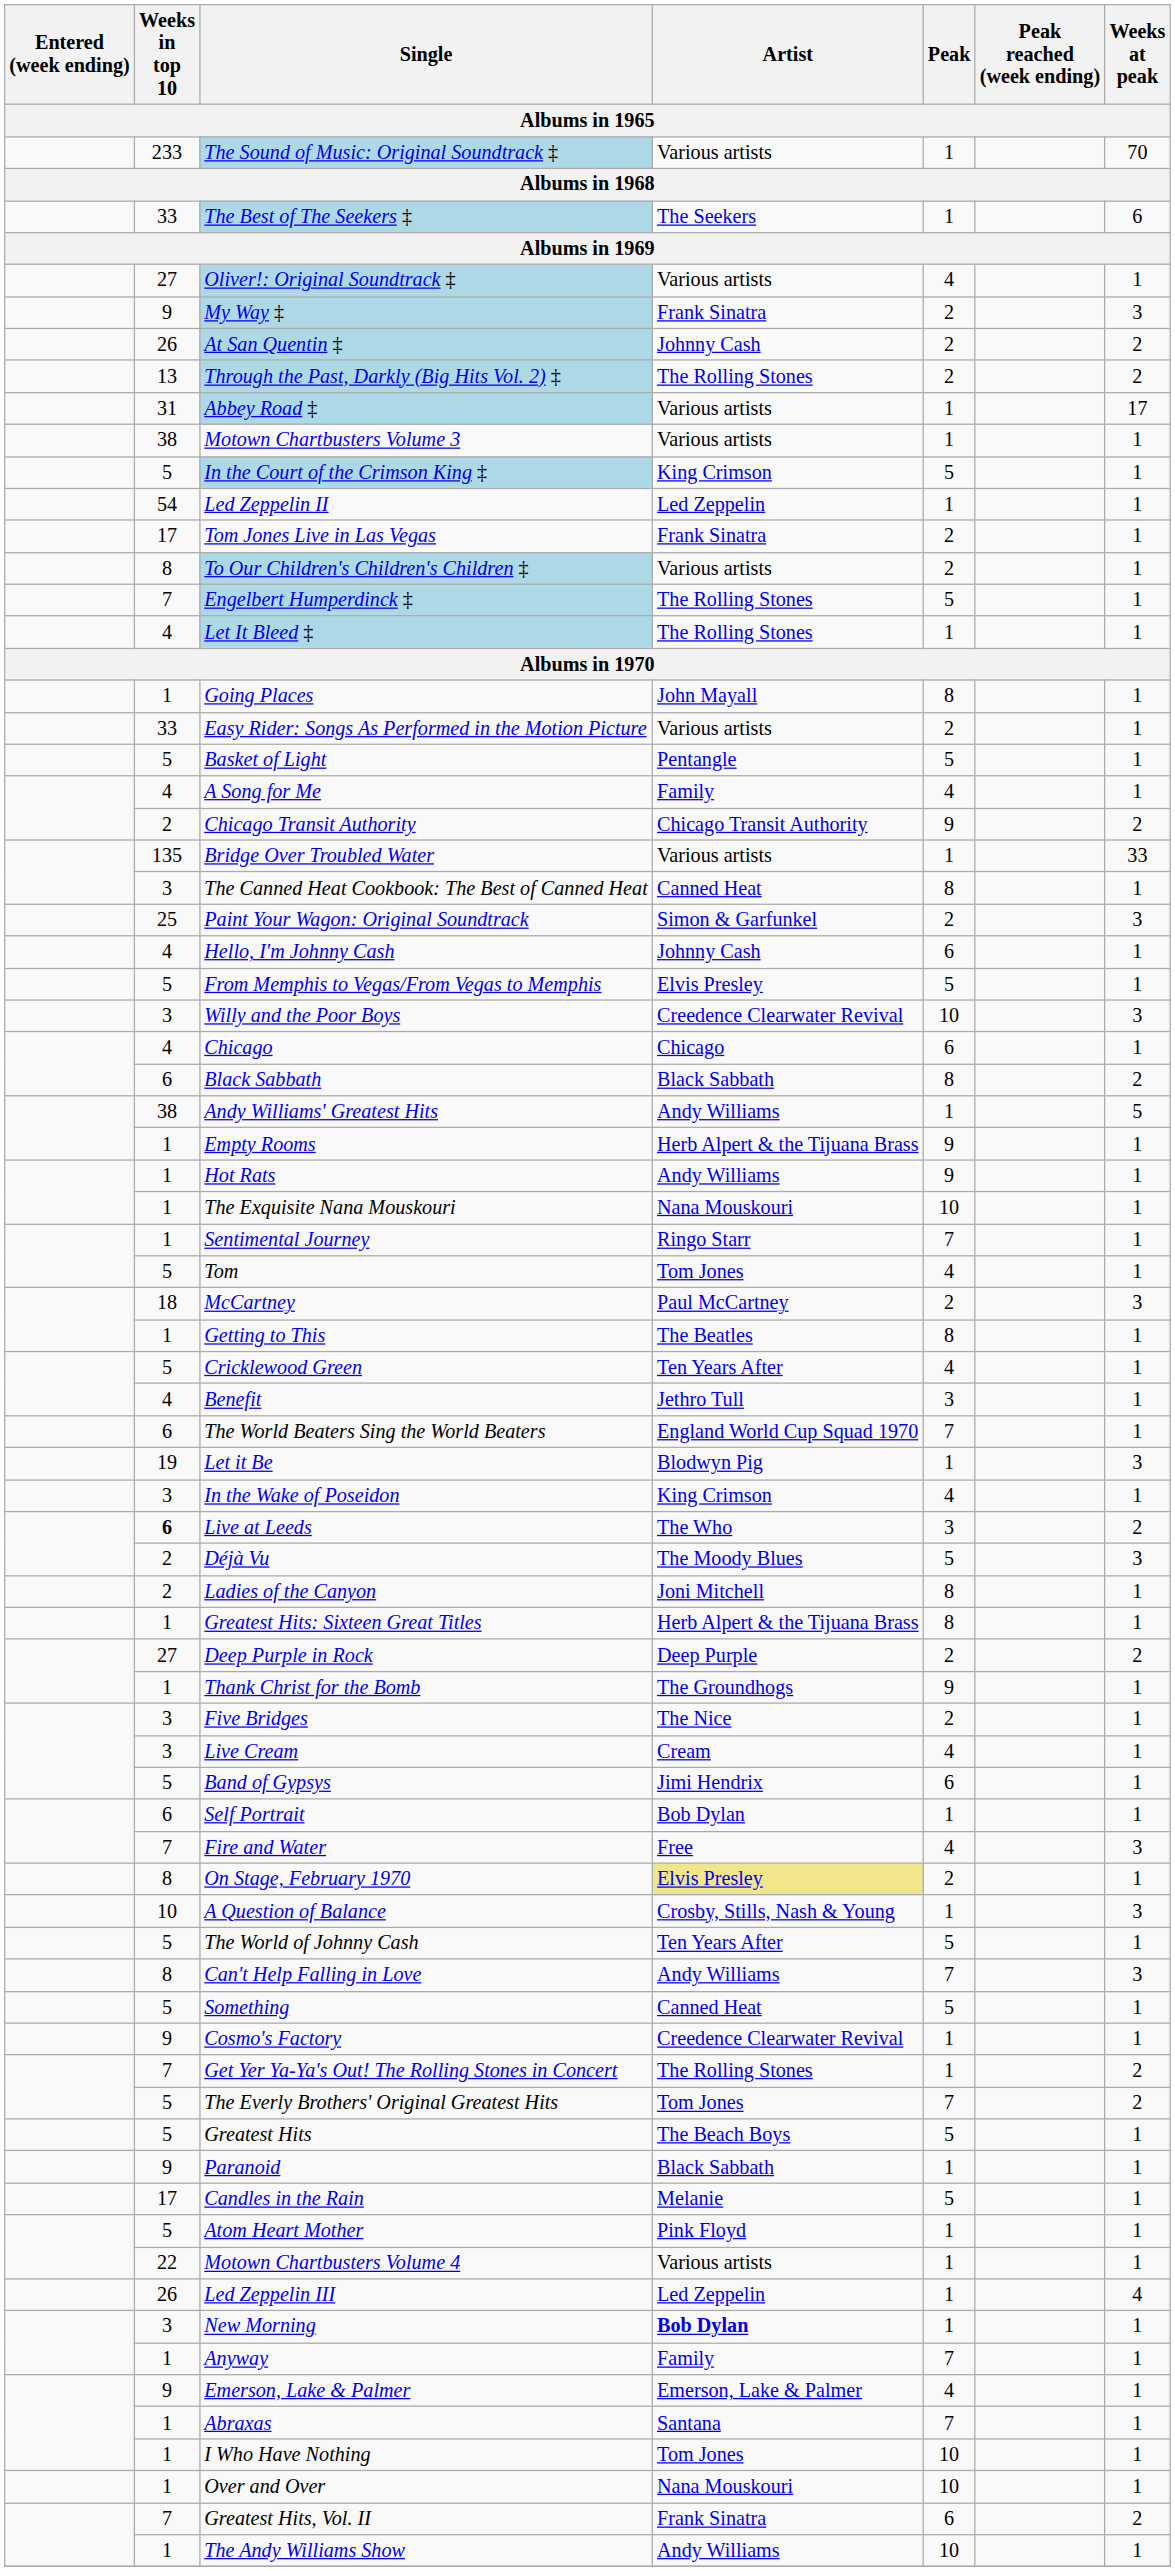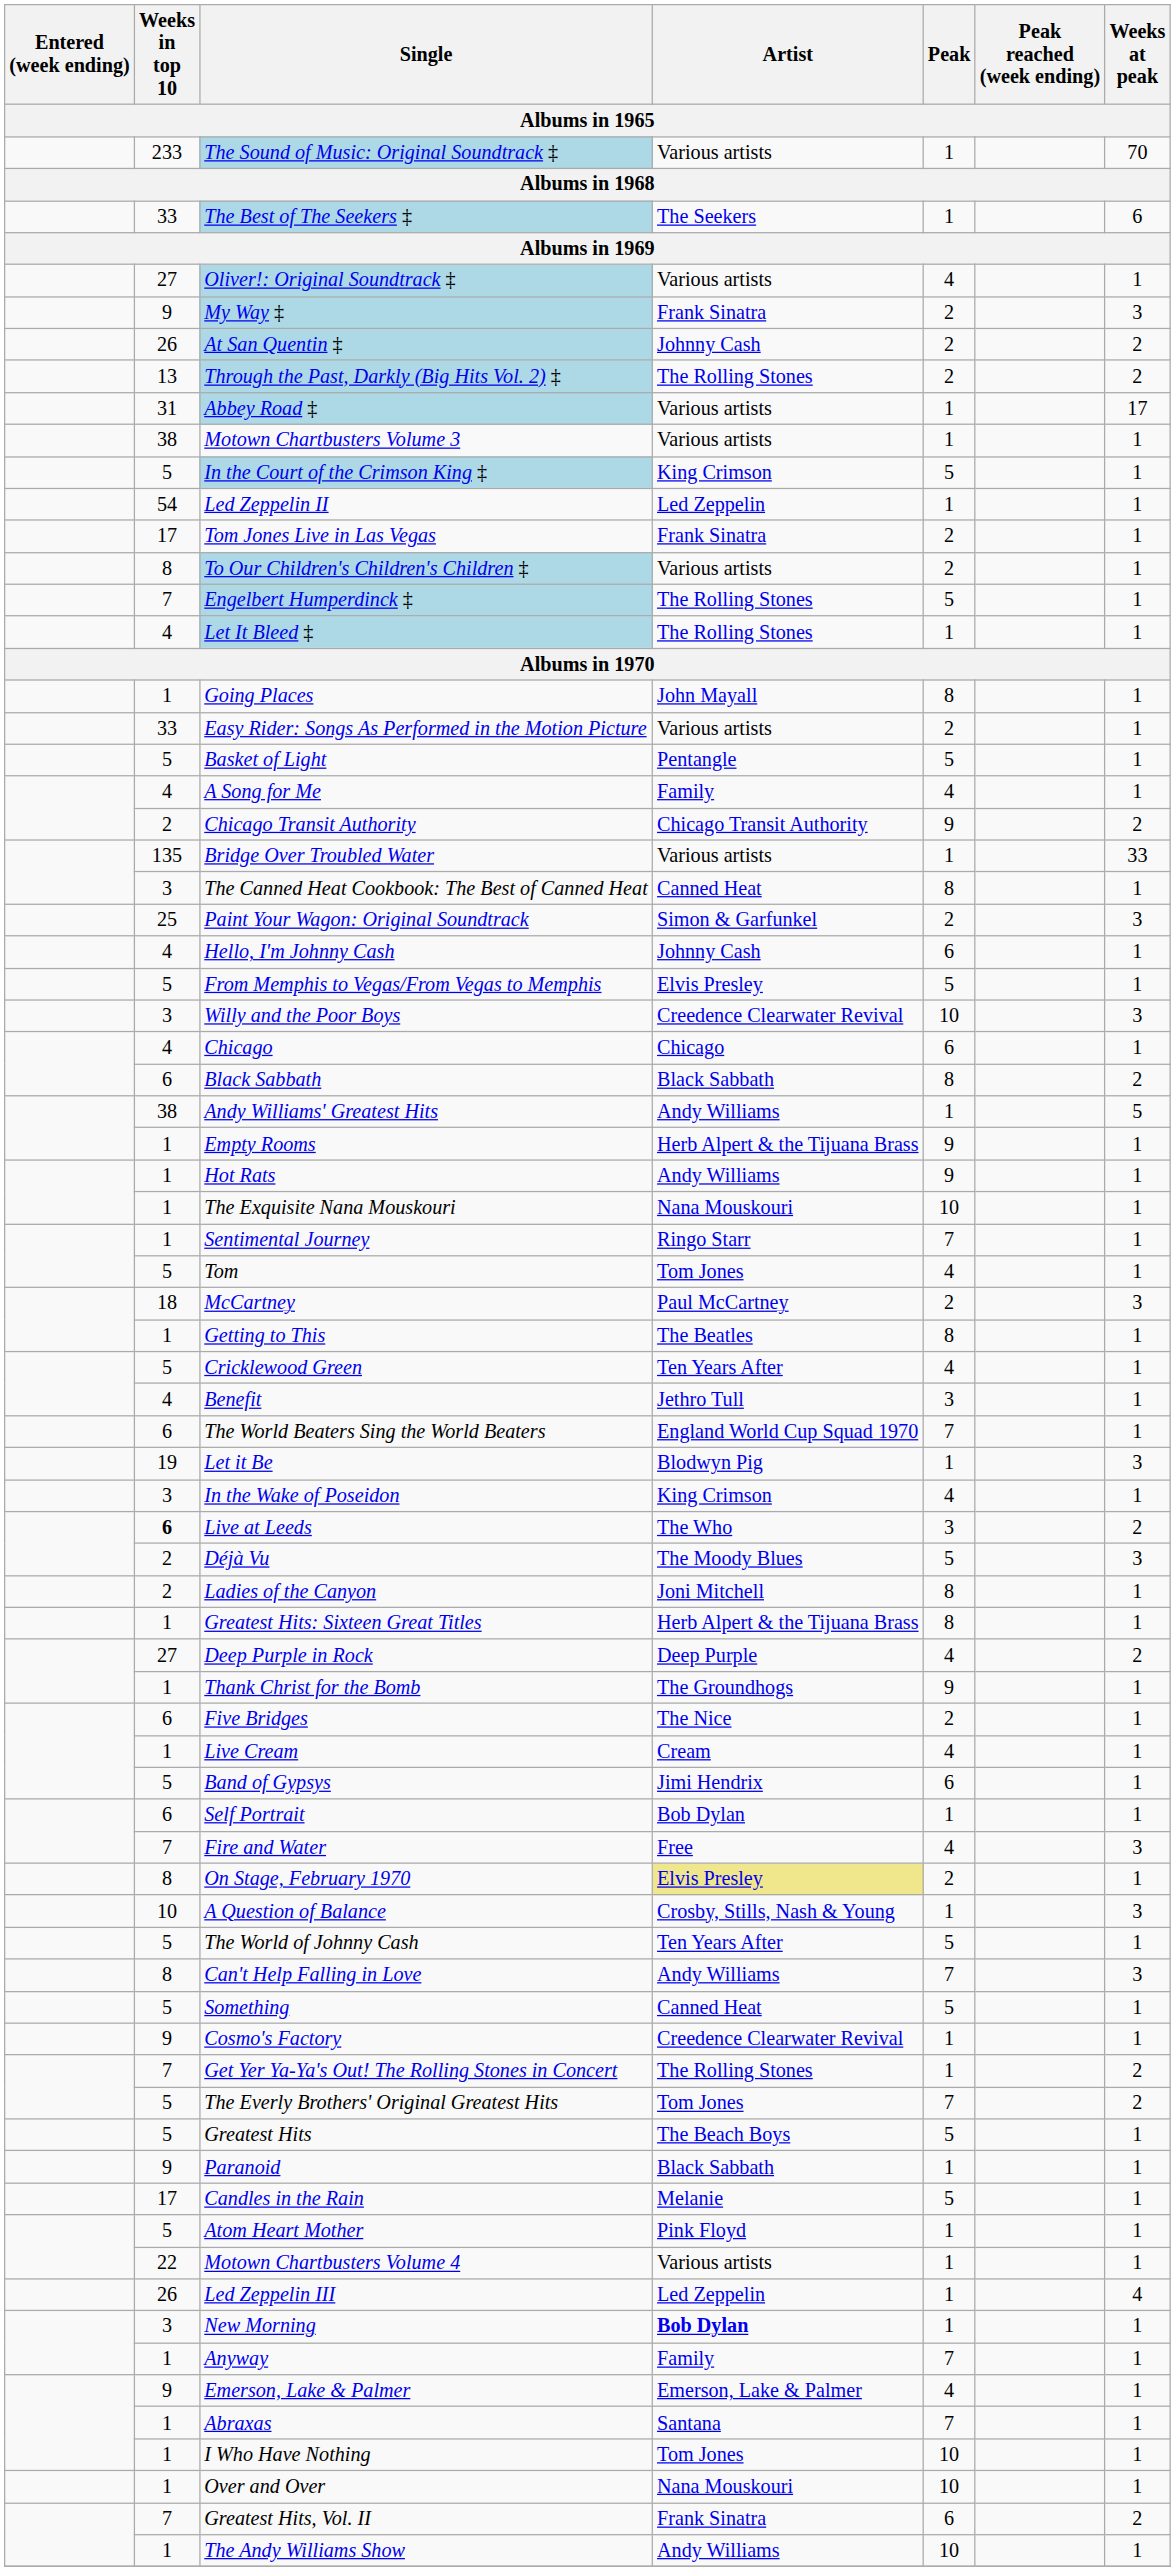(949, 1655) 2 -> (949, 1655) 4
(167, 1719) 3 -> (167, 1719) 6
(167, 1751) 3 -> (167, 1751) 1
